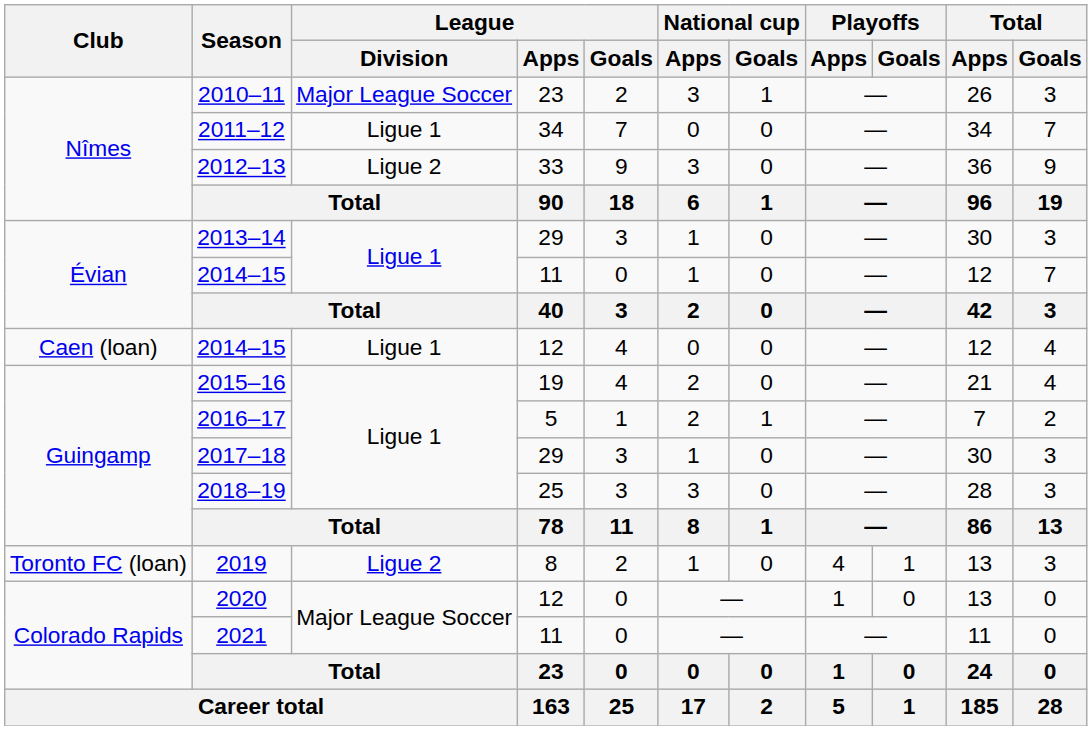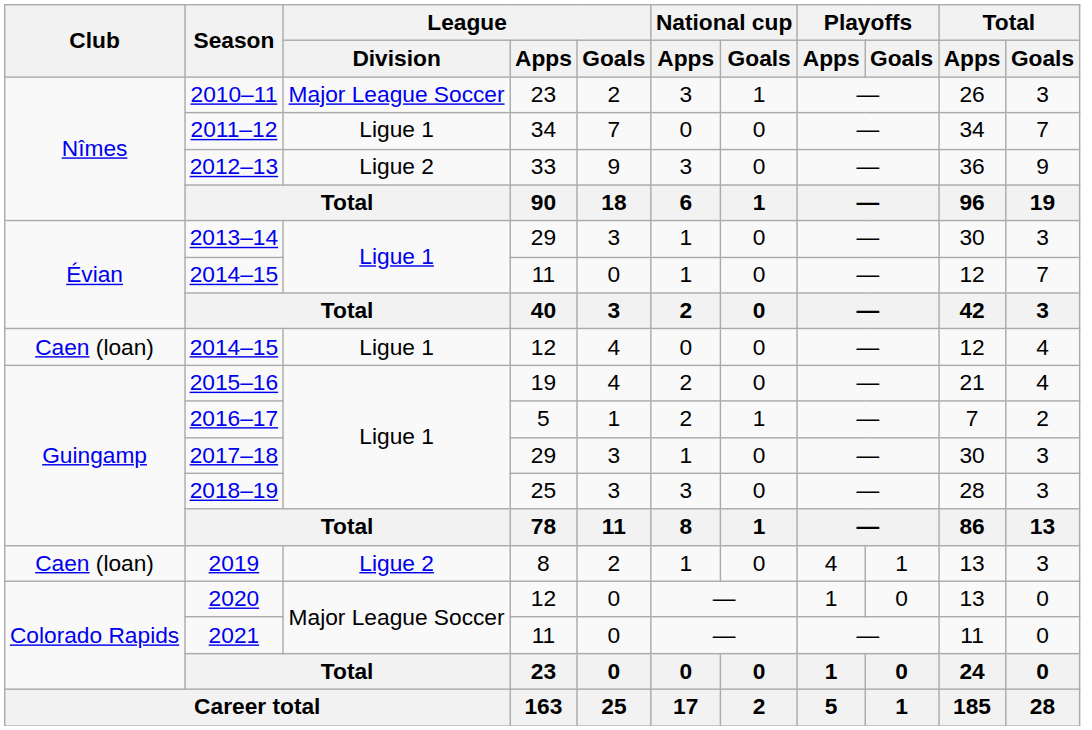(98, 563) Toronto FC (loan) -> (95, 563) Caen (loan)
